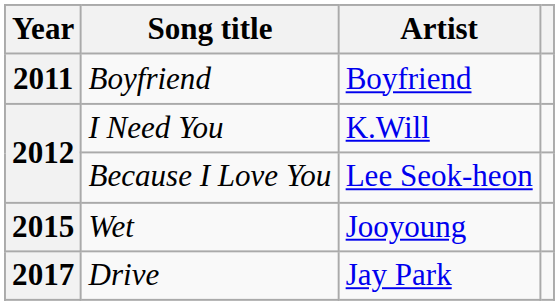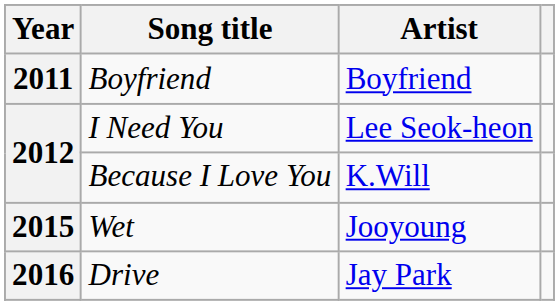(388, 127) K.Will -> (439, 127) Lee Seok-heon
(439, 176) Lee Seok-heon -> (388, 176) K.Will
(43, 275) 2017 -> (43, 275) 2016
